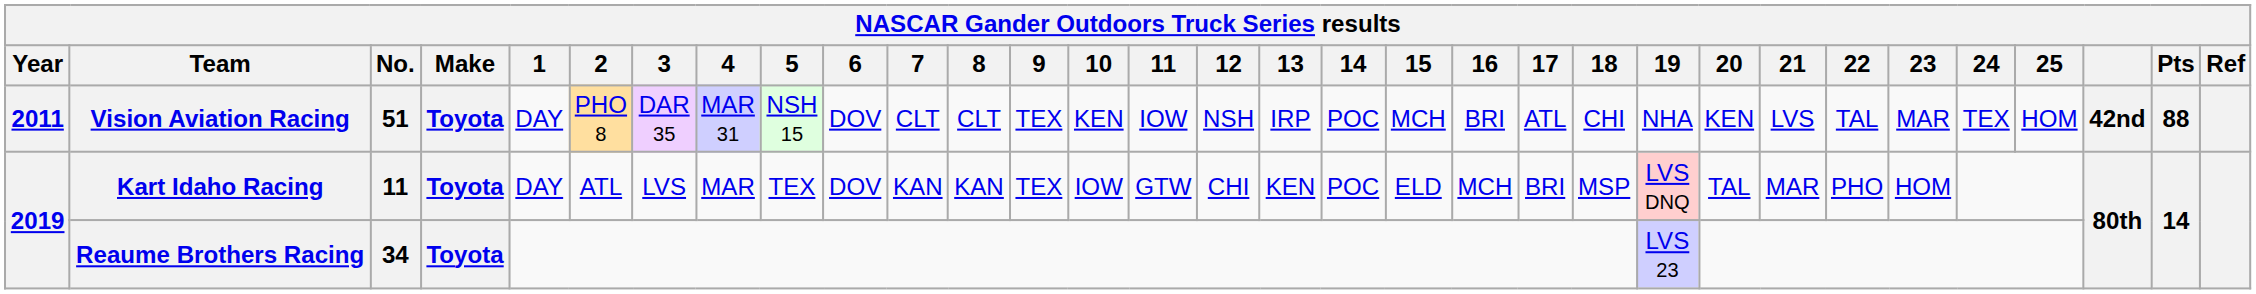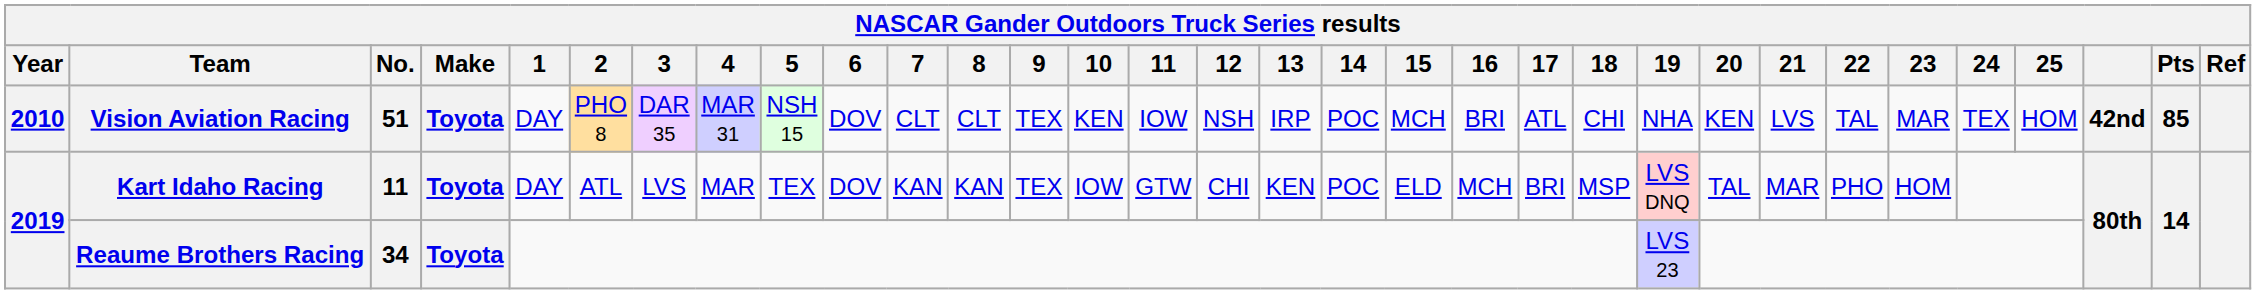(38, 118) 2011 -> (38, 118) 2010
(2176, 118) 88 -> (2176, 118) 85
